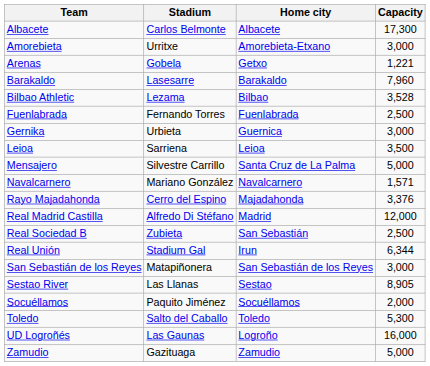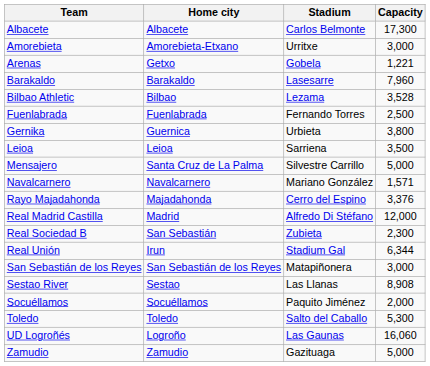columns swapped: (306, 13) <-> (190, 13)
(400, 132) 3,000 -> (400, 132) 3,800
(400, 234) 2,500 -> (400, 234) 2,300
(400, 285) 8,905 -> (400, 285) 8,908
(400, 336) 16,000 -> (400, 336) 16,060
